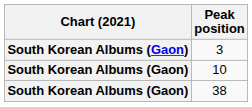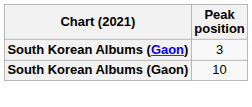- row: (220, 91)
